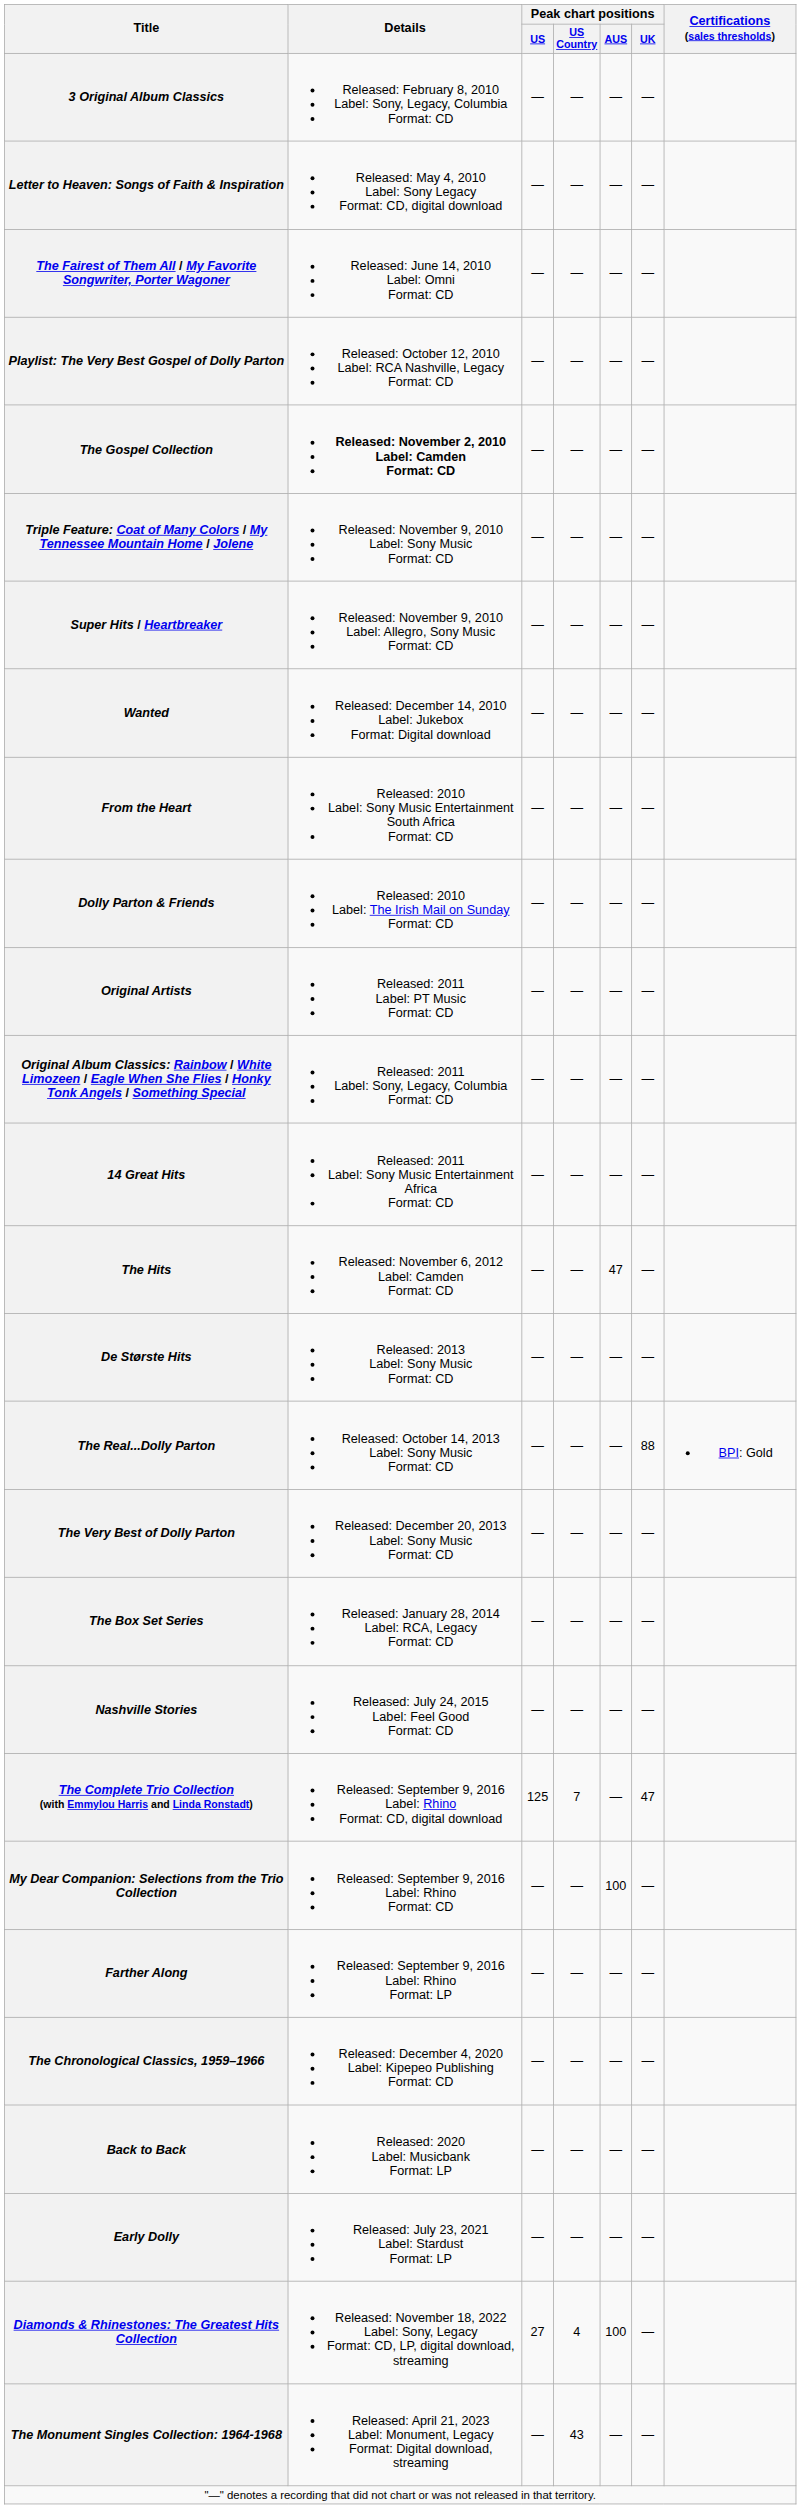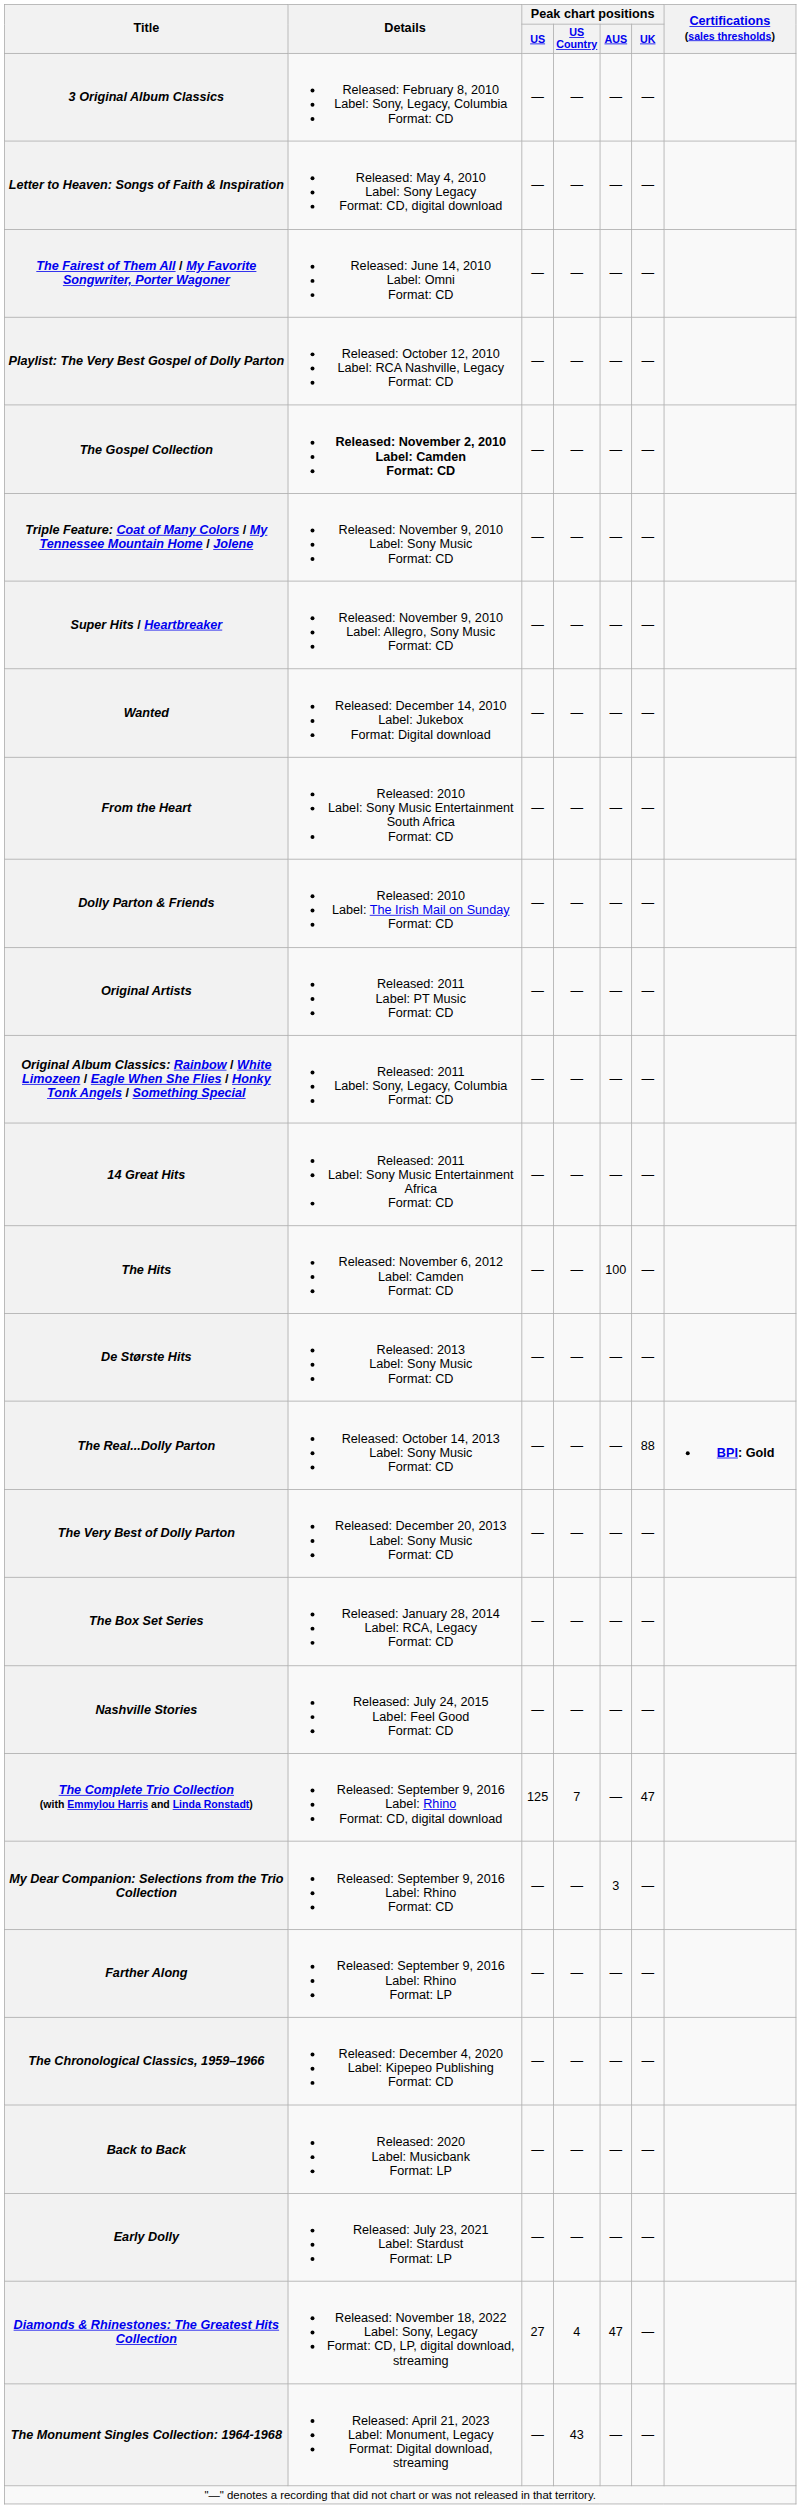(616, 1269) 47 -> (616, 1269) 100
(730, 1453) normal -> (730, 1453) bold
(616, 1885) 100 -> (616, 1885) 3
(616, 2332) 100 -> (616, 2332) 47
